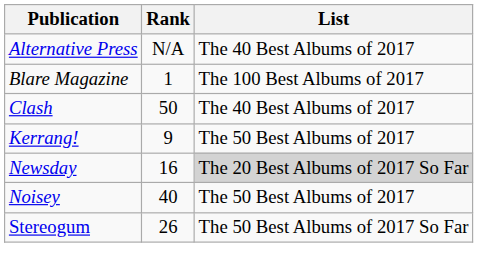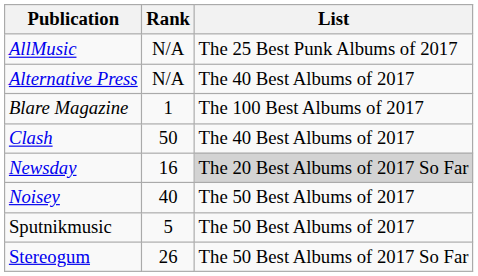+ row: (43, 49)
- row: (44, 138)
+ row: (60, 227)
